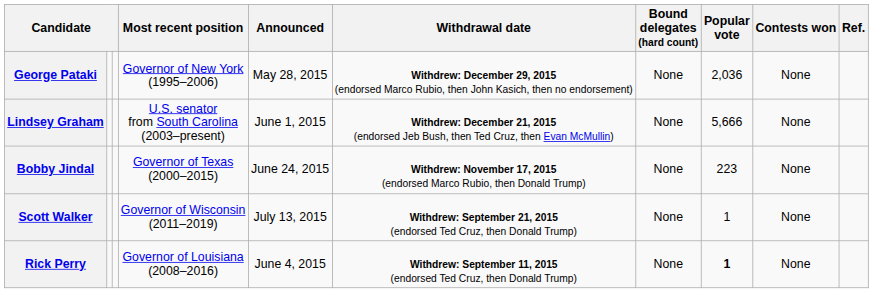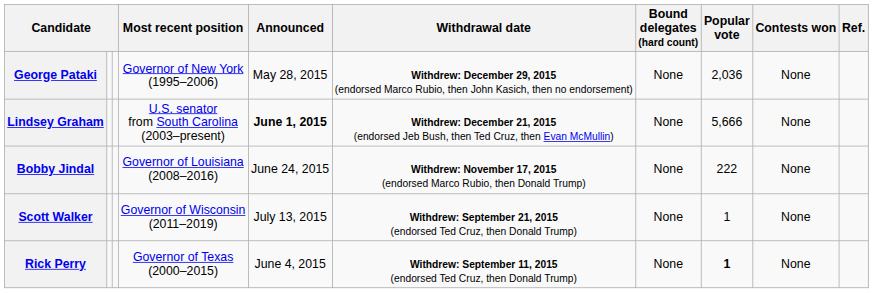(290, 122) normal -> (290, 122) bold
(183, 169) Governor of Texas (2000–2015) -> (183, 169) Governor of Louisiana (2008–2016)
(727, 169) 223 -> (727, 169) 222
(183, 264) Governor of Louisiana (2008–2016) -> (183, 264) Governor of Texas (2000–2015)
